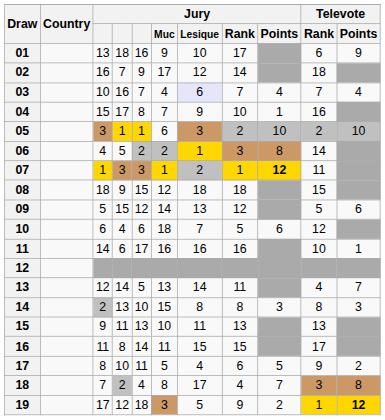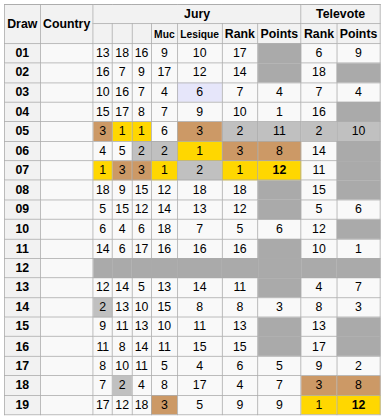(279, 131) 10 -> (279, 131) 11
(279, 405) 2 -> (279, 405) 9
